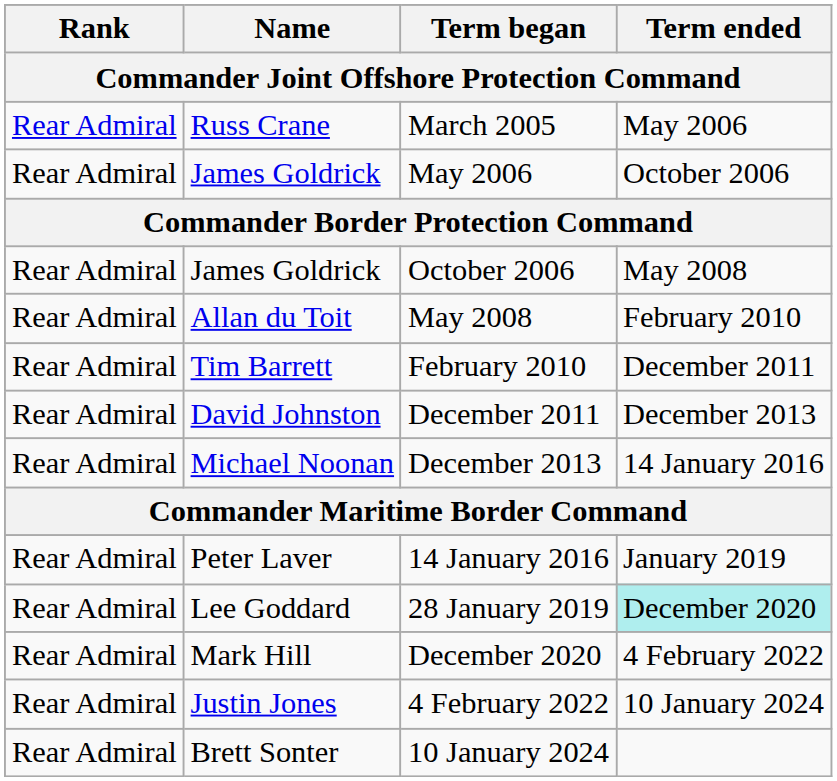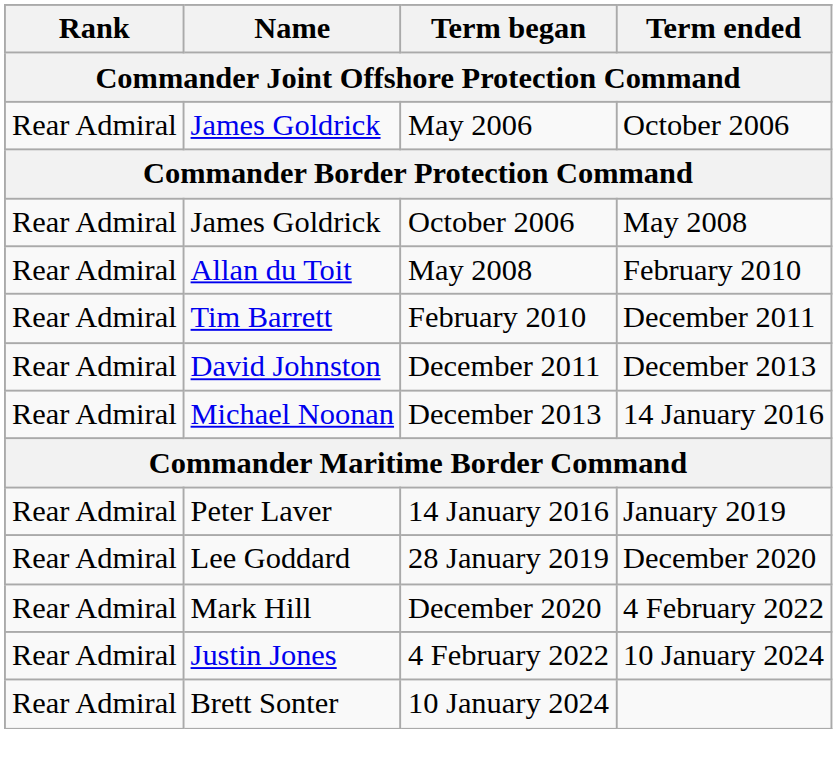- row: (482, 125)
(720, 607) paleturquoise background -> (720, 558) no background
